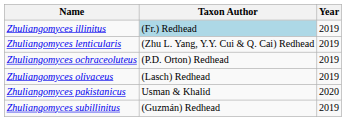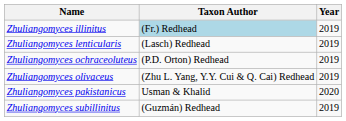(228, 44) (Zhu L. Yang, Y.Y. Cui & Q. Cai) Redhead -> (176, 44) (Lasch) Redhead
(176, 76) (Lasch) Redhead -> (228, 76) (Zhu L. Yang, Y.Y. Cui & Q. Cai) Redhead
